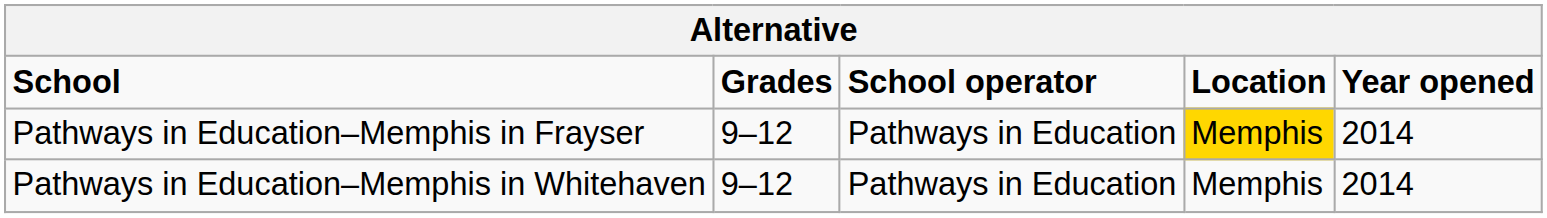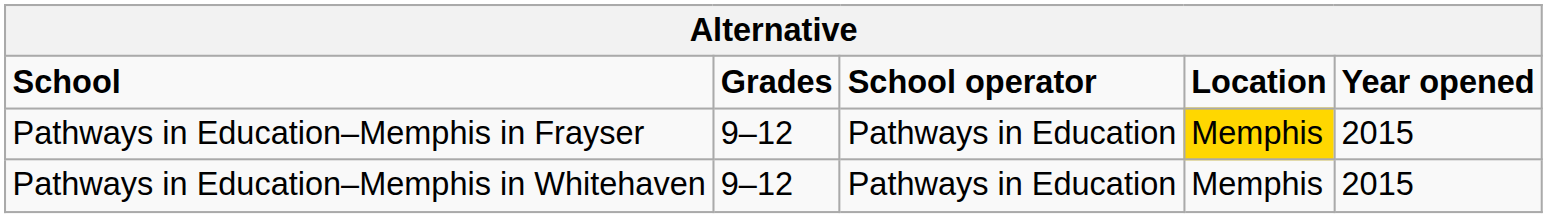(1378, 133) 2014 -> (1378, 133) 2015
(1378, 184) 2014 -> (1378, 184) 2015
